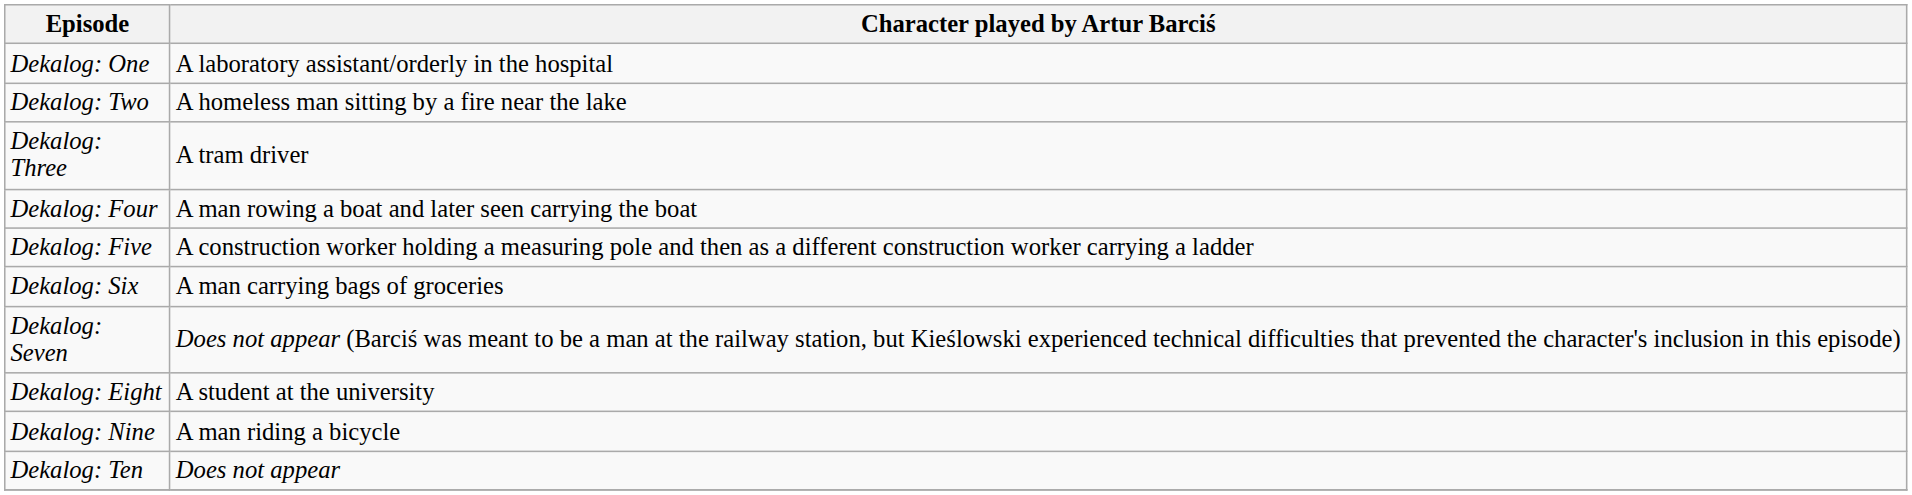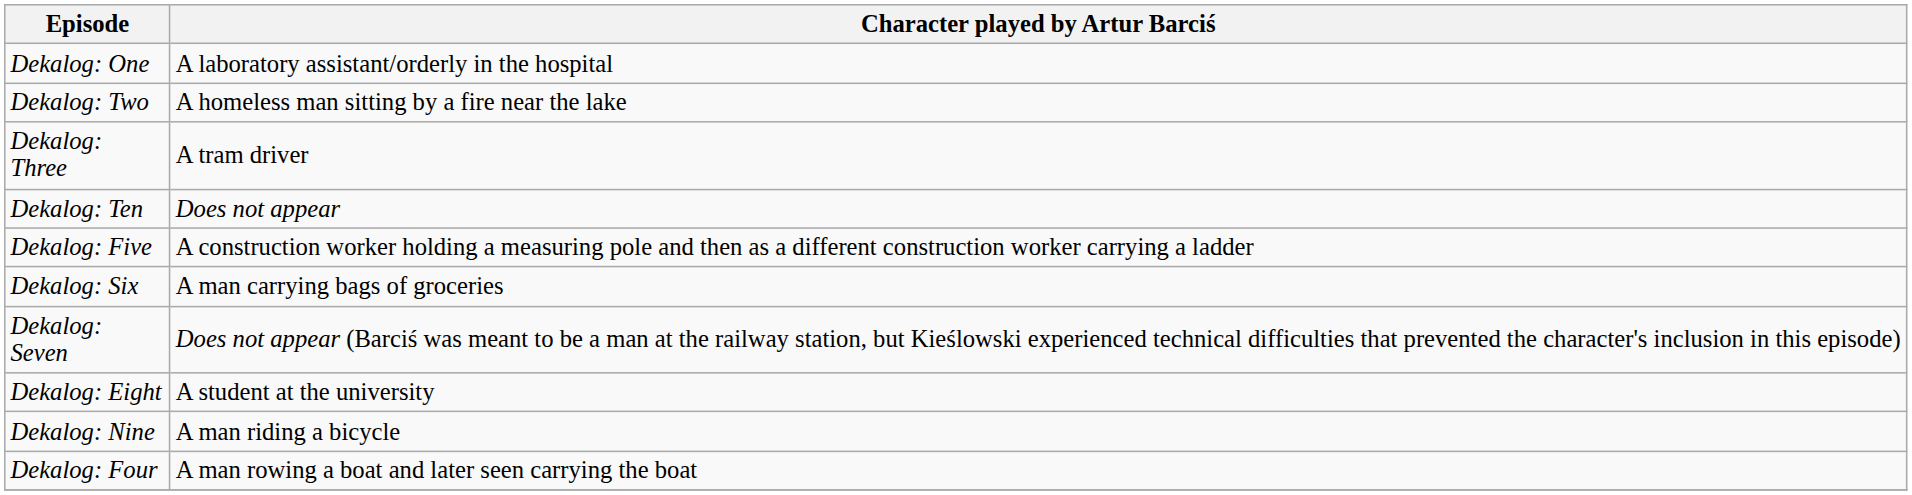rows swapped: (84, 208) <-> (77, 470)
